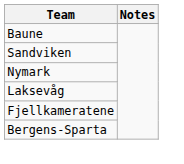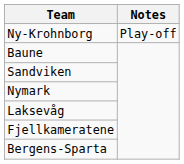+ row: (50, 33)
